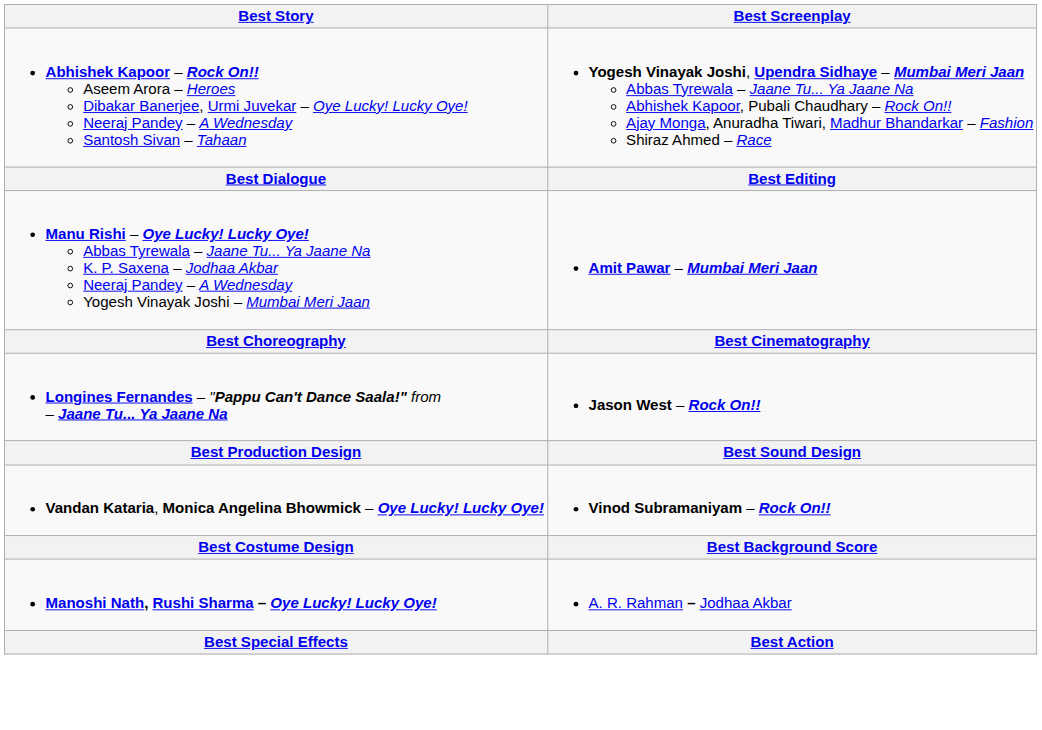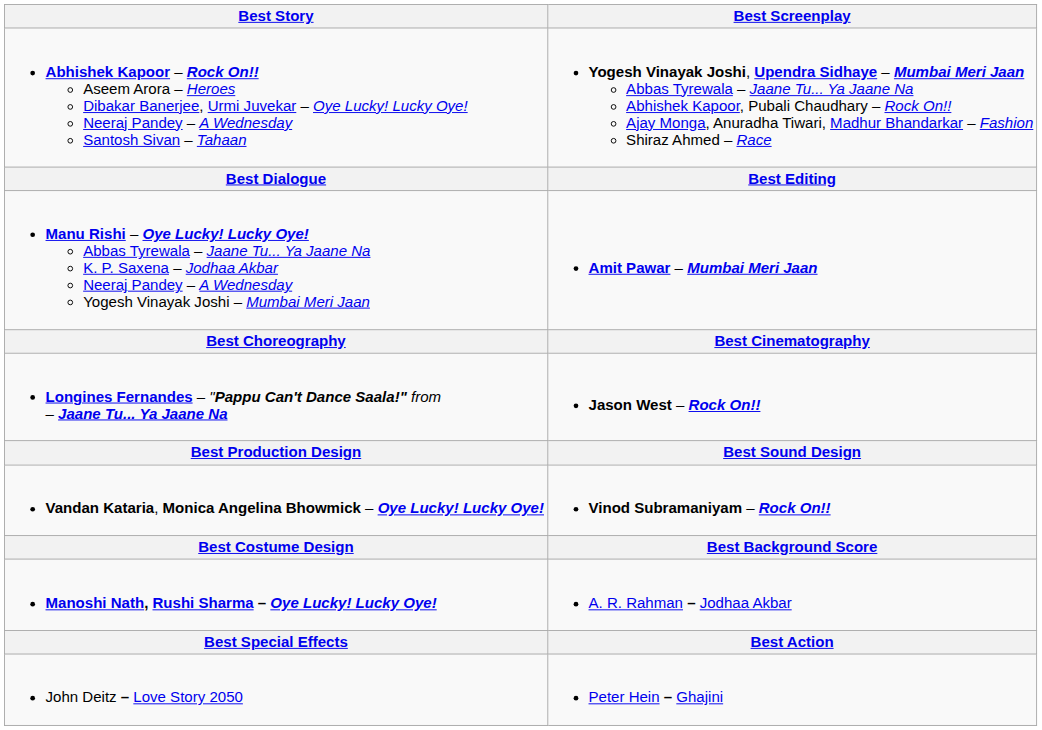+ row: (276, 698)
